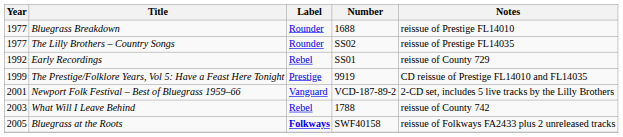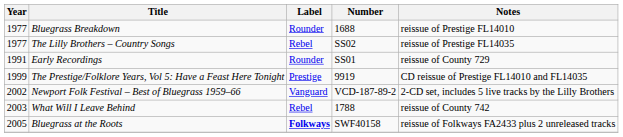(306, 44) Rounder -> (301, 44) Rebel
(17, 60) 1992 -> (17, 60) 1991
(301, 60) Rebel -> (306, 60) Rounder
(17, 92) 2001 -> (17, 92) 2002
